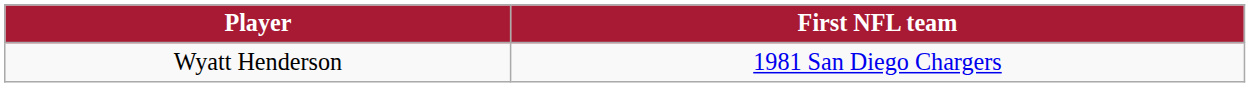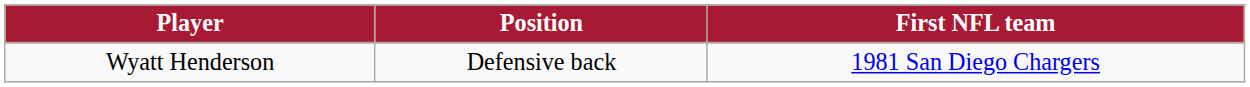+ column: (541, 23)
